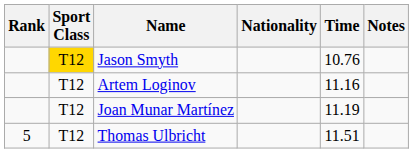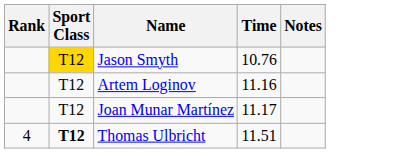- column: (279, 25)
(342, 110) 11.19 -> (259, 110) 11.17
(27, 135) 5 -> (27, 135) 4
(71, 135) normal -> (71, 135) bold
